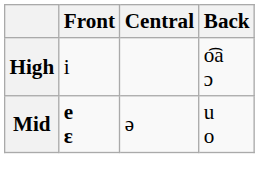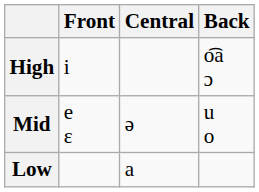(69, 123) bold -> (69, 123) normal
+ row: (32, 169)
